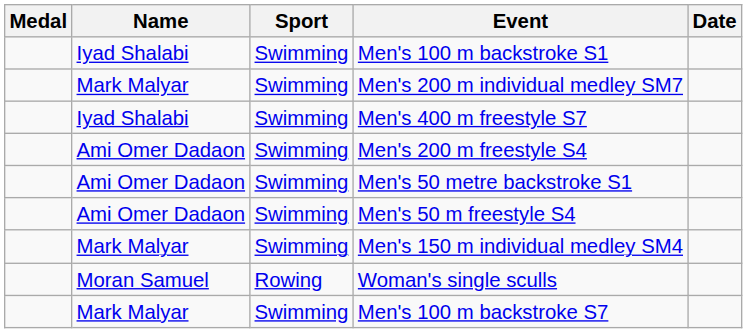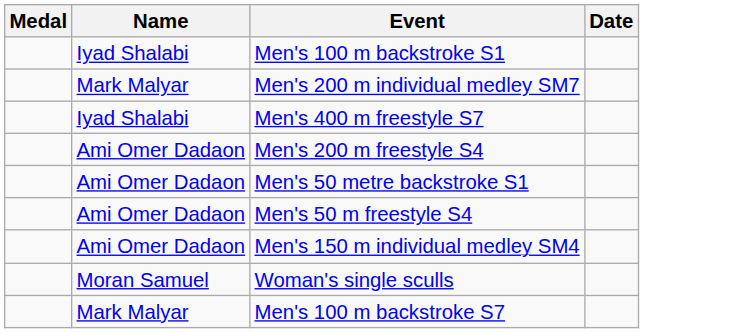- column: (301, 21)
(133, 247) Mark Malyar -> (161, 247) Ami Omer Dadaon
